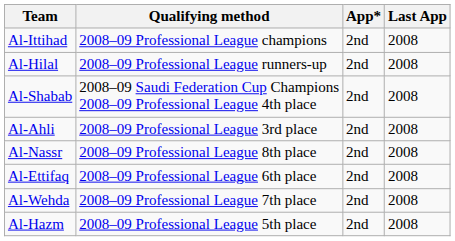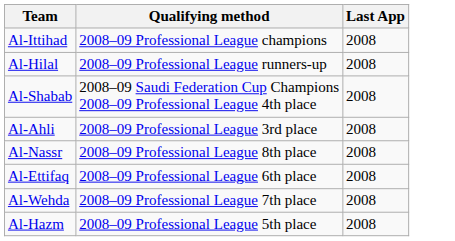- column: (364, 16)
